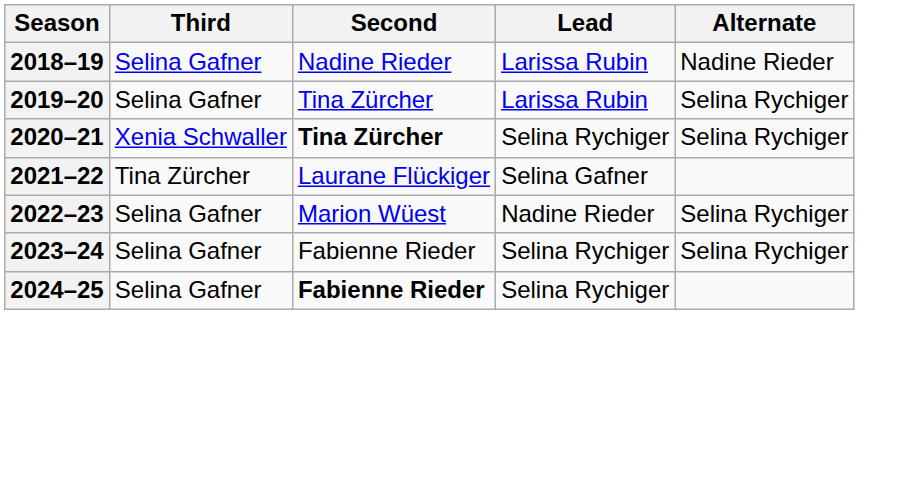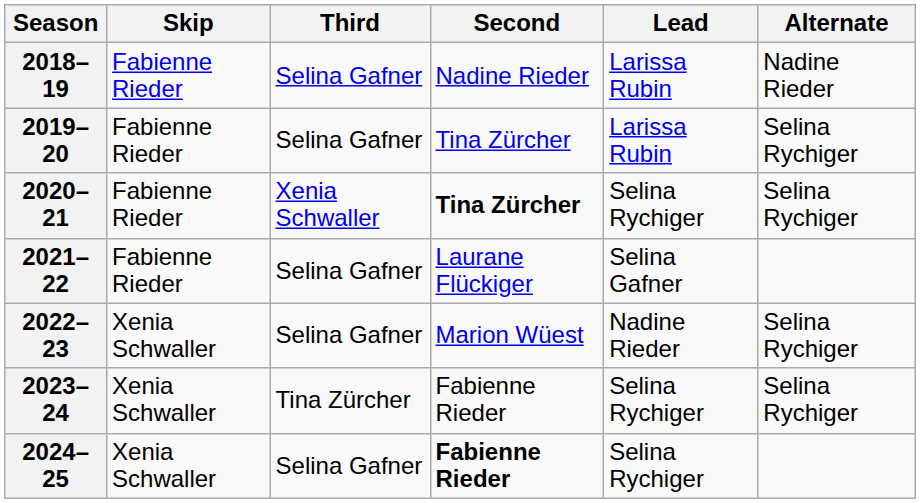+ column: (188, 23)
(182, 175) Tina Zürcher -> (349, 270) Selina Gafner
(188, 251) Selina Gafner -> (343, 400) Tina Zürcher
